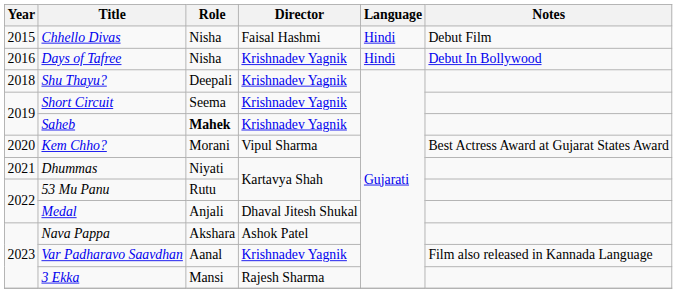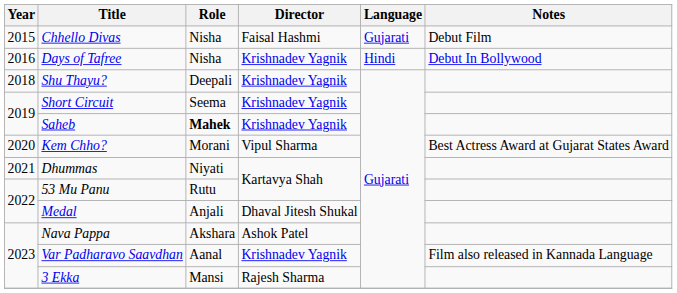(380, 37) Hindi -> (386, 37) Gujarati
